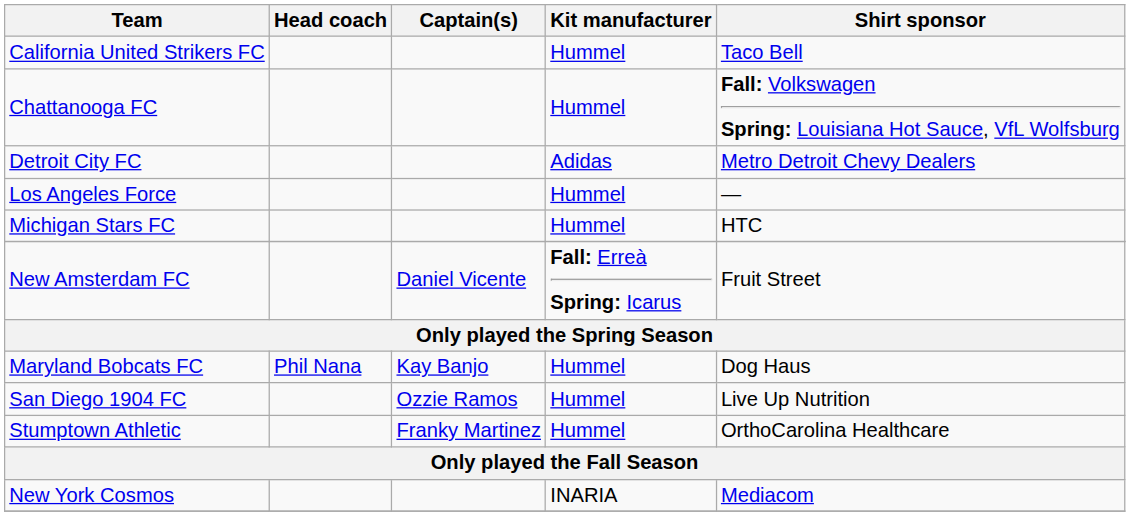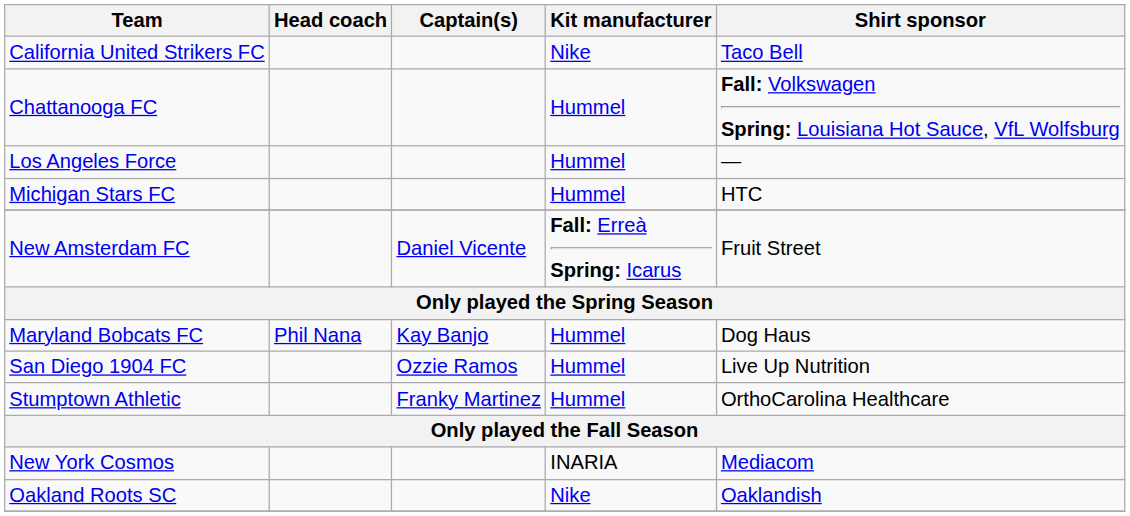(588, 52) Hummel -> (570, 52) Nike
- row: (75, 161)
+ row: (93, 494)
